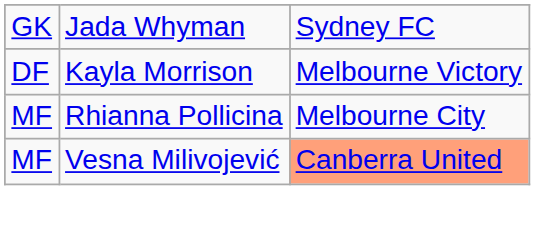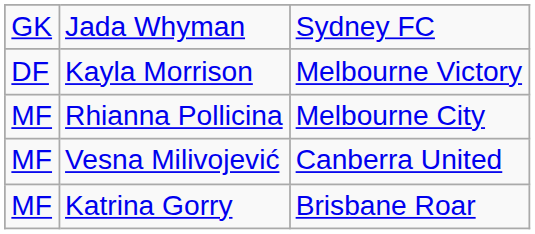(399, 160) lightsalmon background -> (399, 160) no background
+ row: (149, 205)
